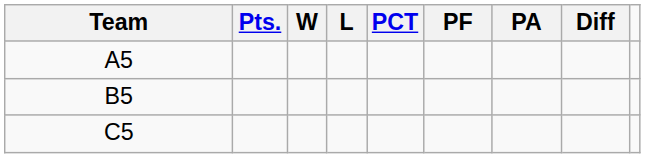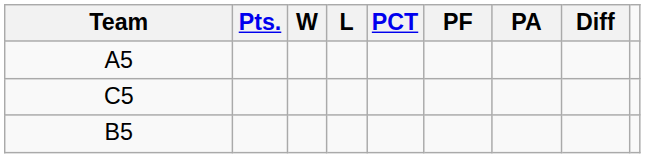rows swapped: (119, 96) <-> (119, 133)
